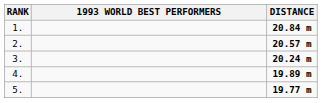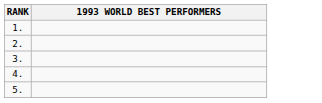- column: (292, 12)
